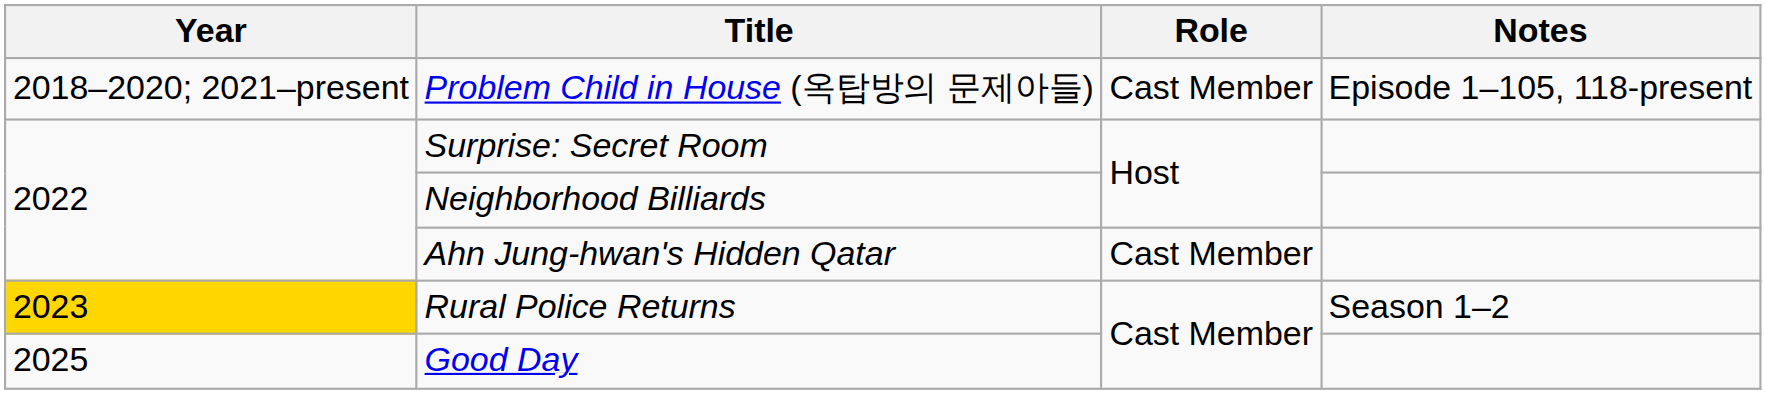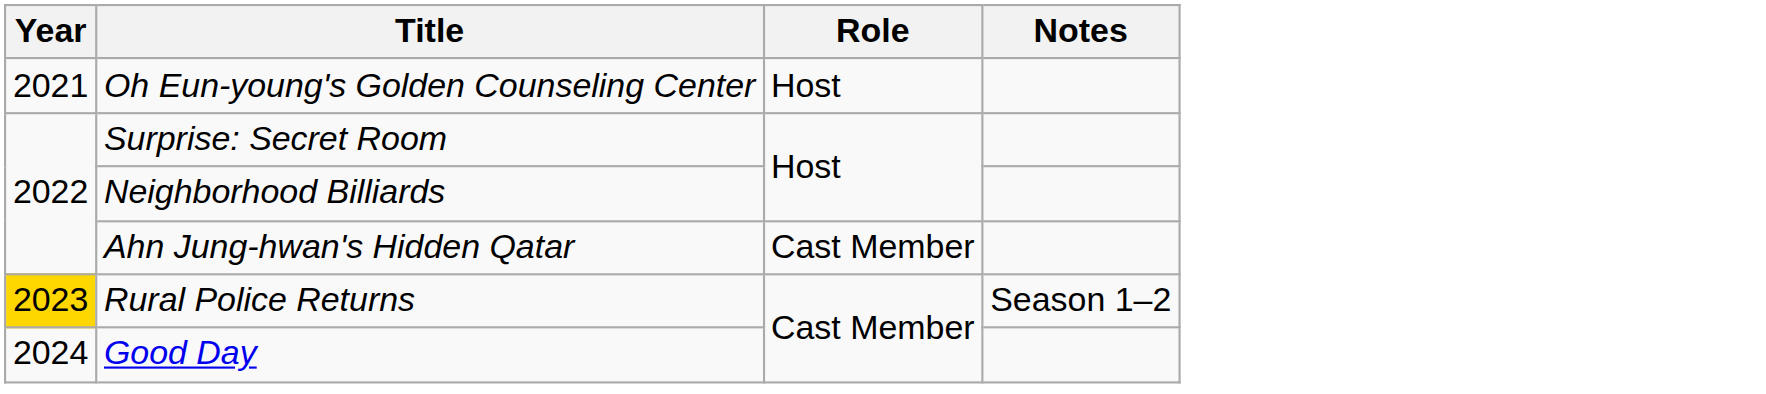- row: (759, 87)
+ row: (430, 85)
(51, 360) 2025 -> (51, 354) 2024
